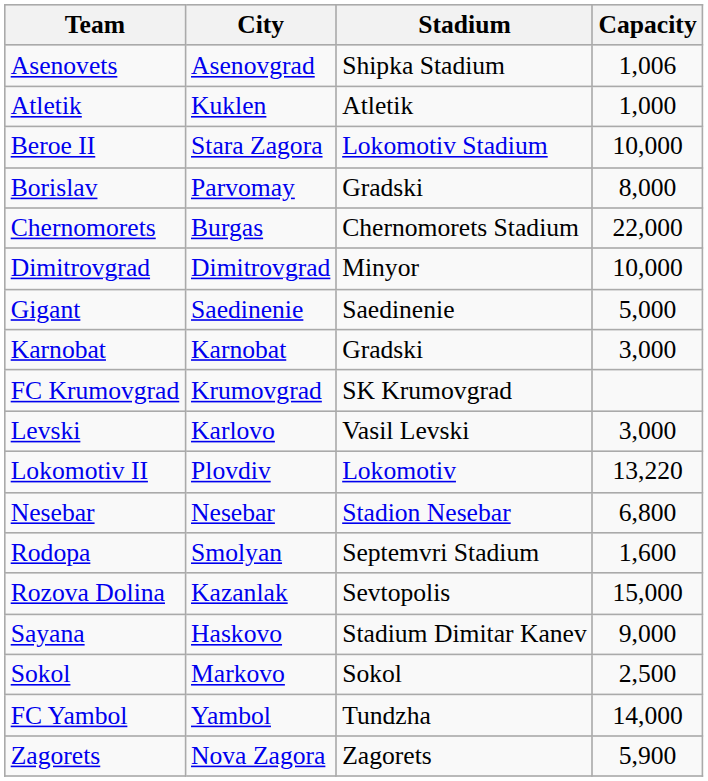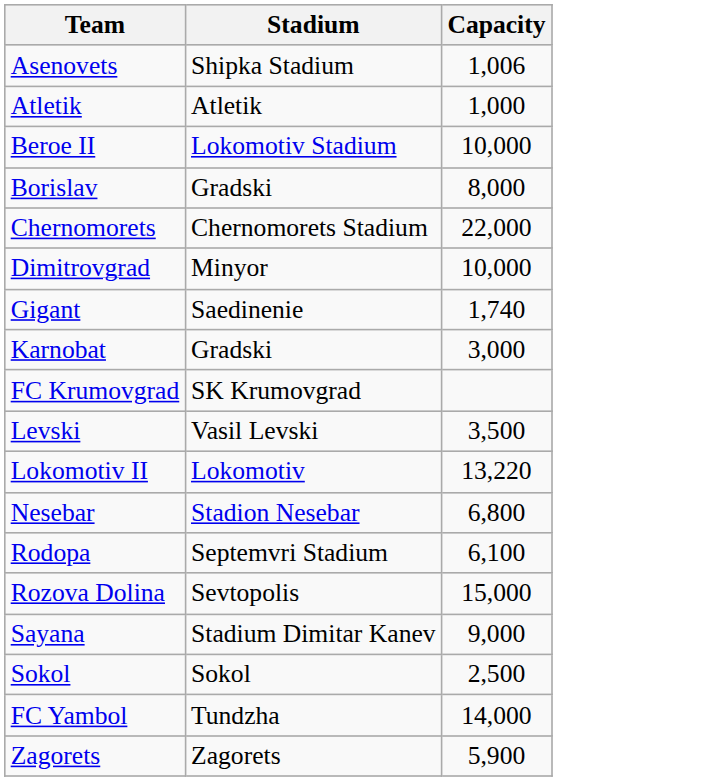- column: (261, 24)
(648, 308) 5,000 -> (496, 308) 1,740
(648, 430) 3,000 -> (496, 430) 3,500
(648, 552) 1,600 -> (496, 552) 6,100
